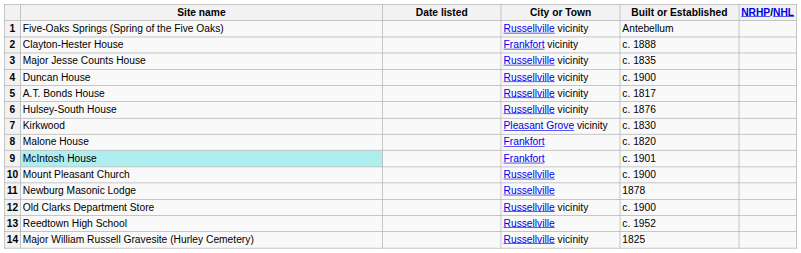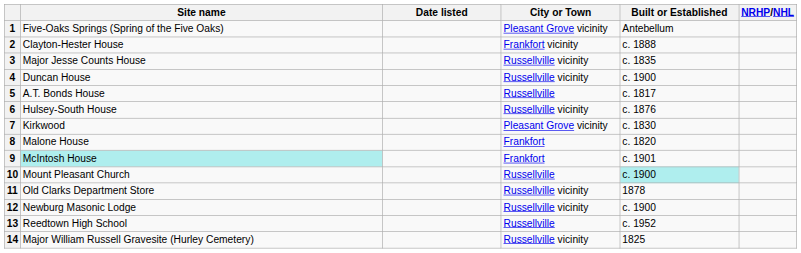(546, 28) Russellville vicinity -> (556, 28) Pleasant Grove vicinity
(546, 93) Russellville vicinity -> (529, 93) Russellville
(639, 175) no background -> (639, 175) paleturquoise background
(79, 191) Newburg Masonic Lodge -> (89, 191) Old Clarks Department Store
(529, 191) Russellville -> (546, 191) Russellville vicinity
(89, 207) Old Clarks Department Store -> (79, 207) Newburg Masonic Lodge
